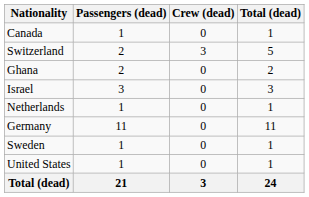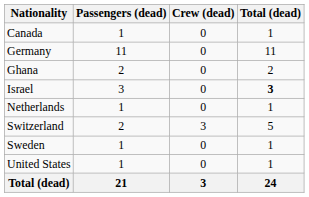rows swapped: (29, 126) <-> (35, 51)
(271, 88) normal -> (271, 88) bold
